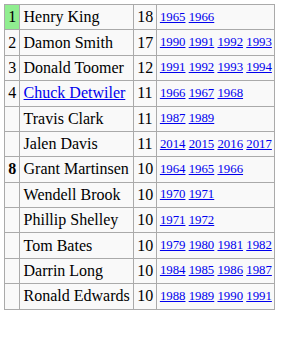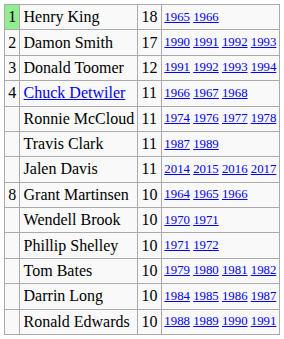+ row: (79, 118)
(12, 169) bold -> (12, 194) normal
